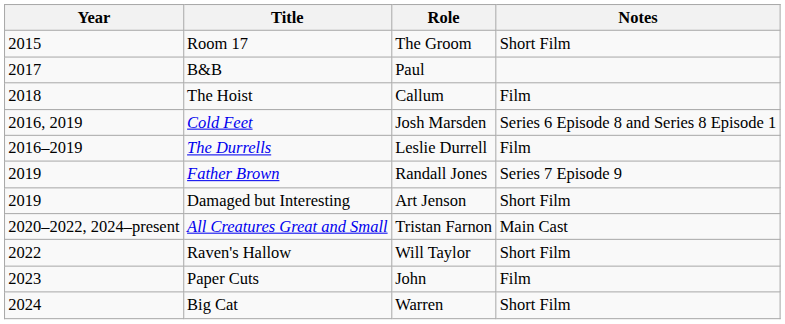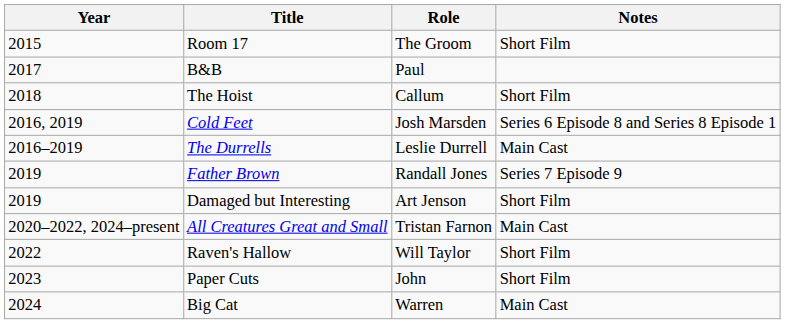(515, 95) Film -> (535, 95) Short Film
(515, 148) Film -> (534, 148) Main Cast
(515, 278) Film -> (535, 278) Short Film
(535, 305) Short Film -> (534, 305) Main Cast
